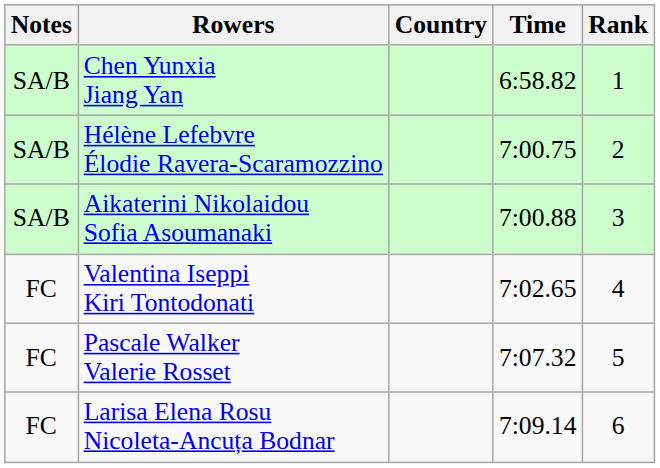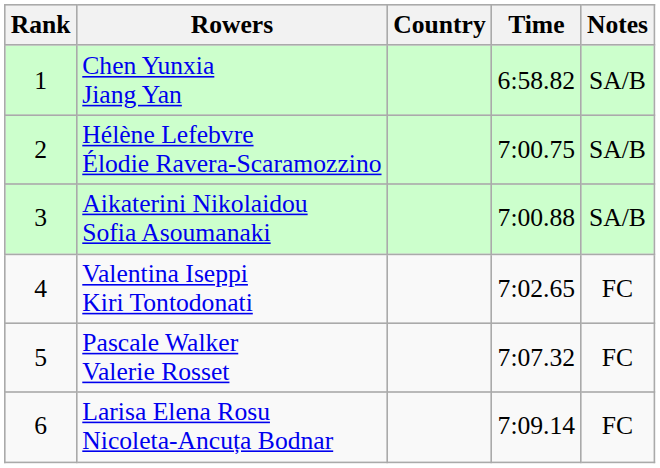columns swapped: (618, 24) <-> (41, 24)
